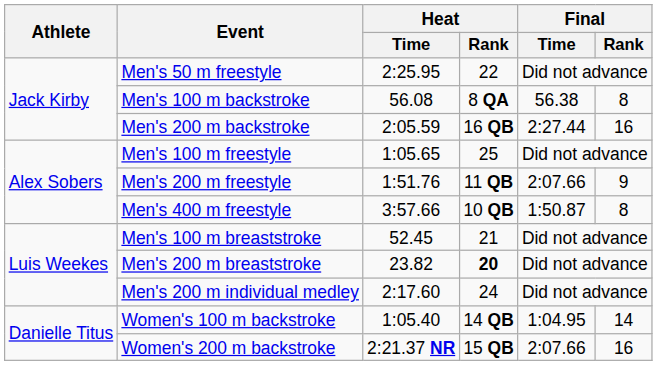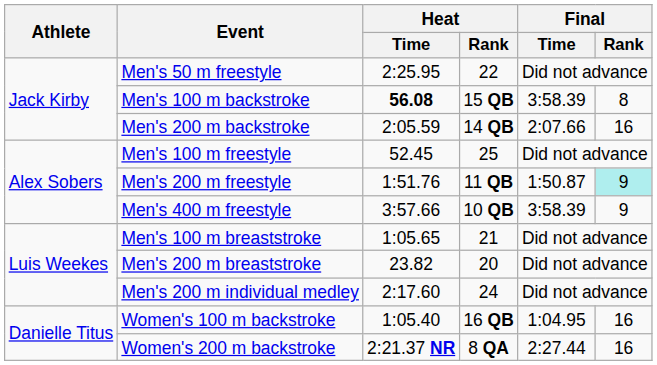(411, 100) normal -> (411, 100) bold
(489, 100) 8 QA -> (489, 100) 15 QB
(557, 100) 56.38 -> (557, 100) 3:58.39
(489, 127) 16 QB -> (489, 127) 14 QB
(557, 127) 2:27.44 -> (557, 127) 2:07.66
(411, 155) 1:05.65 -> (411, 155) 52.45
(557, 182) 2:07.66 -> (557, 182) 1:50.87
(624, 182) no background -> (624, 182) paleturquoise background
(557, 210) 1:50.87 -> (557, 210) 3:58.39
(624, 210) 8 -> (624, 210) 9
(411, 237) 52.45 -> (411, 237) 1:05.65
(489, 265) bold -> (489, 265) normal
(489, 320) 14 QB -> (489, 320) 16 QB
(624, 320) 14 -> (624, 320) 16
(489, 348) 15 QB -> (489, 348) 8 QA
(557, 348) 2:07.66 -> (557, 348) 2:27.44
